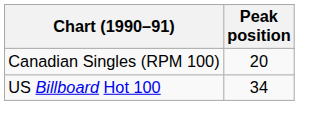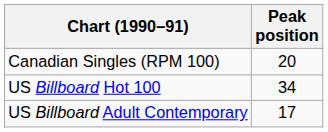+ row: (128, 113)
